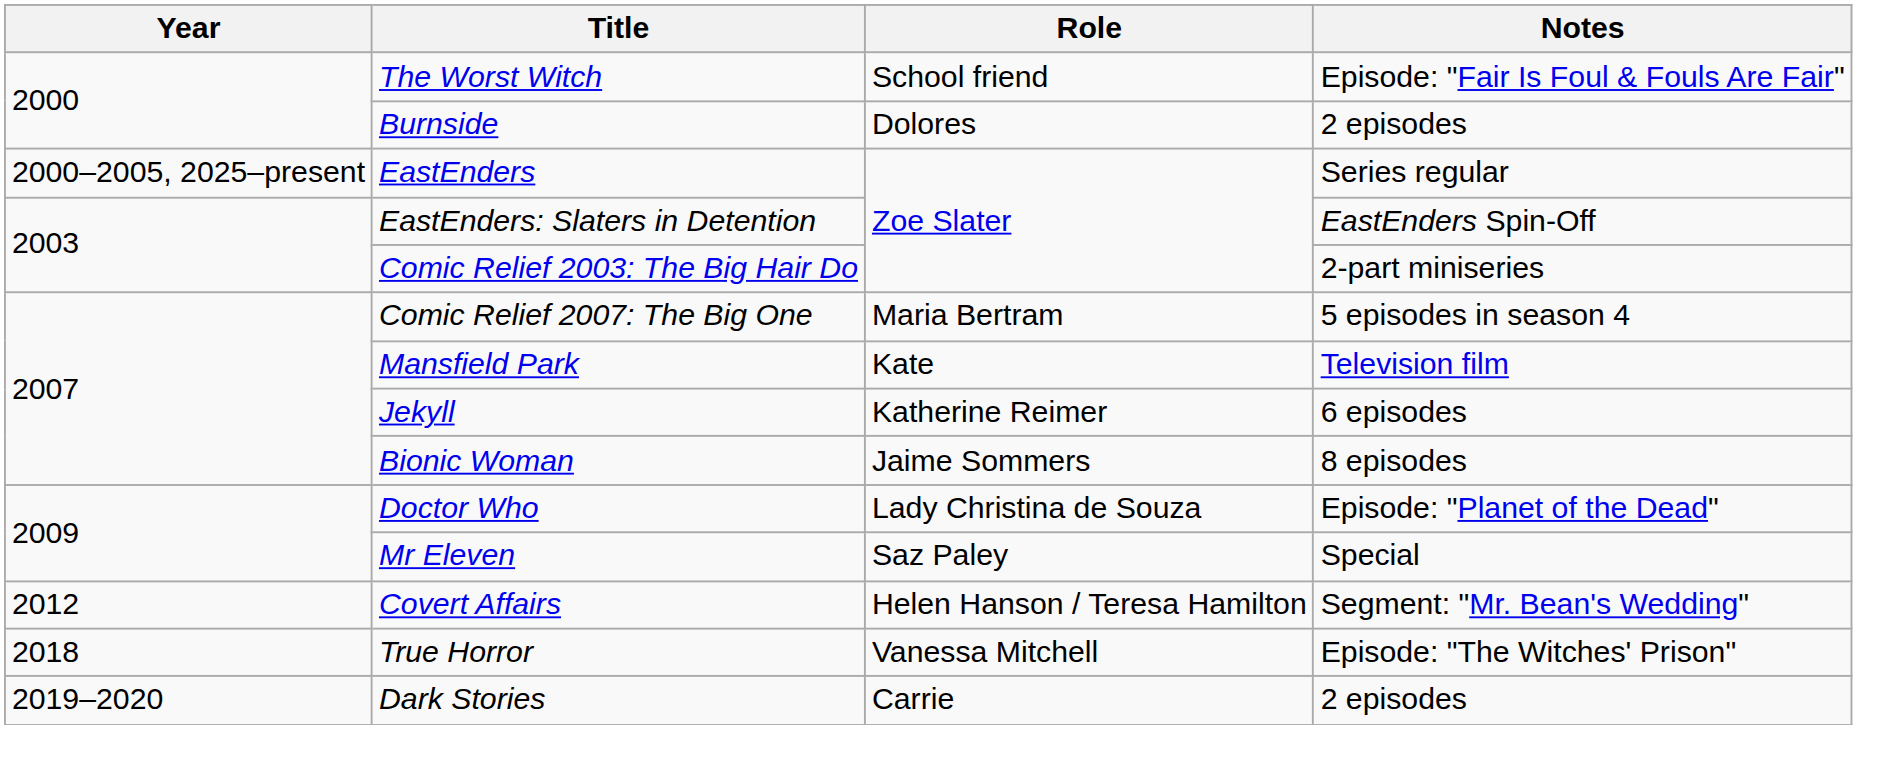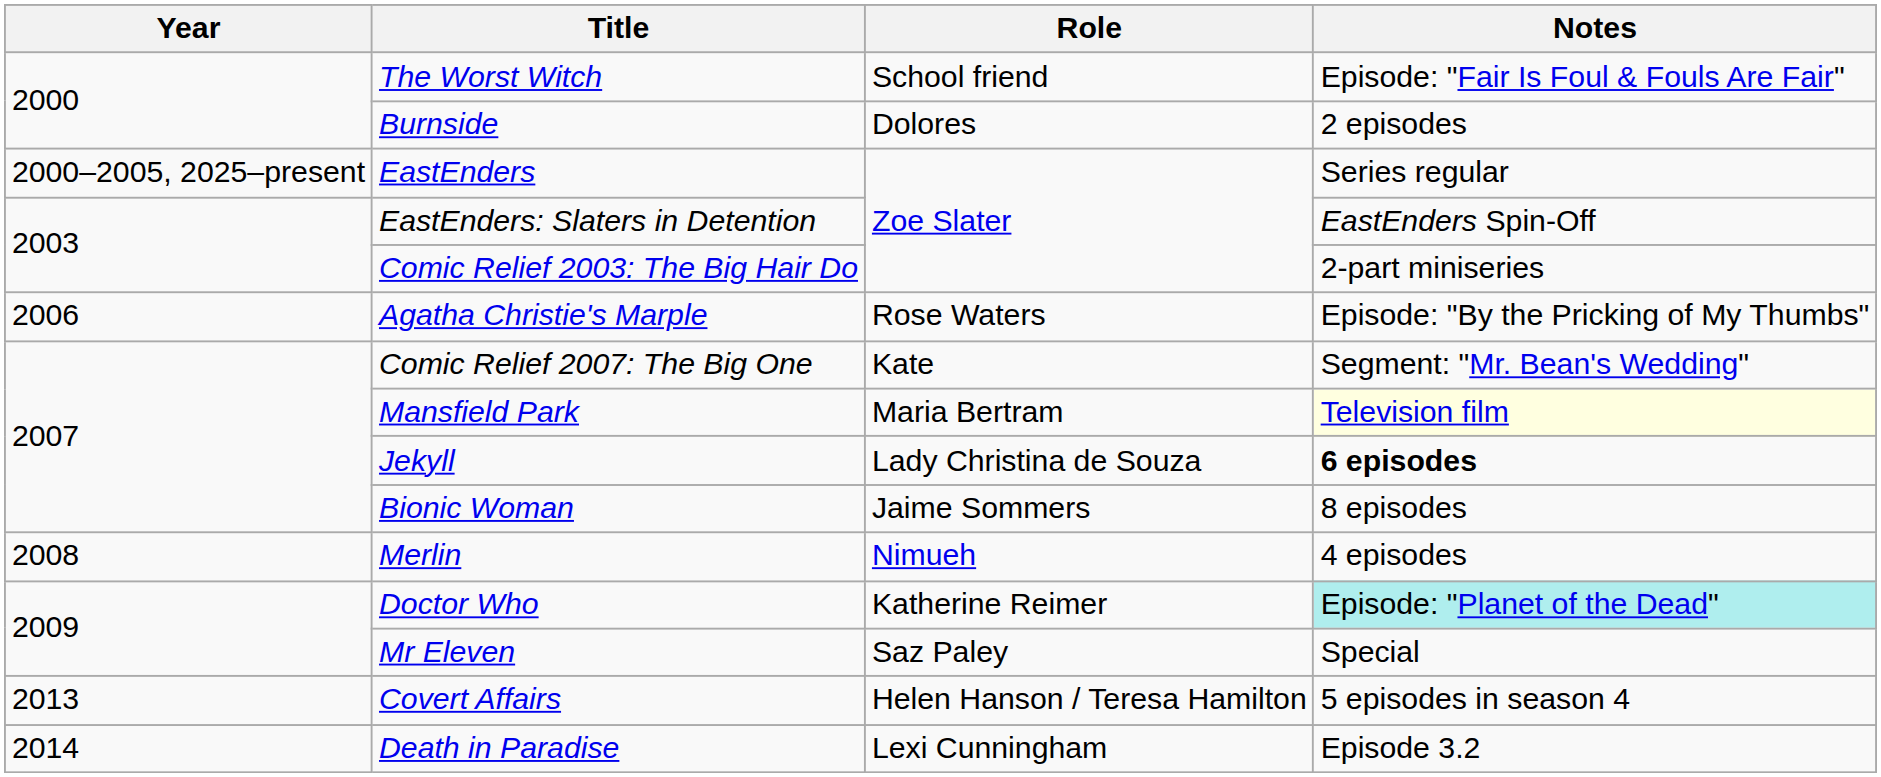+ row: (543, 316)
(968, 316) Maria Bertram -> (903, 364) Kate
(1475, 316) 5 episodes in season 4 -> (1535, 364) Segment: "Mr. Bean's Wedding"
(903, 364) Kate -> (968, 412) Maria Bertram
(1415, 364) no background -> (1415, 412) lightyellow background
(990, 412) Katherine Reimer -> (1037, 460) Lady Christina de Souza
(1394, 412) normal -> (1399, 460) bold
+ row: (420, 556)
(1037, 508) Lady Christina de Souza -> (990, 603) Katherine Reimer
(1520, 508) no background -> (1520, 603) paleturquoise background
(46, 603) 2012 -> (46, 699) 2013
(1535, 603) Segment: "Mr. Bean's Wedding" -> (1475, 699) 5 episodes in season 4
+ row: (499, 747)
- row: (456, 651)
- row: (462, 699)
